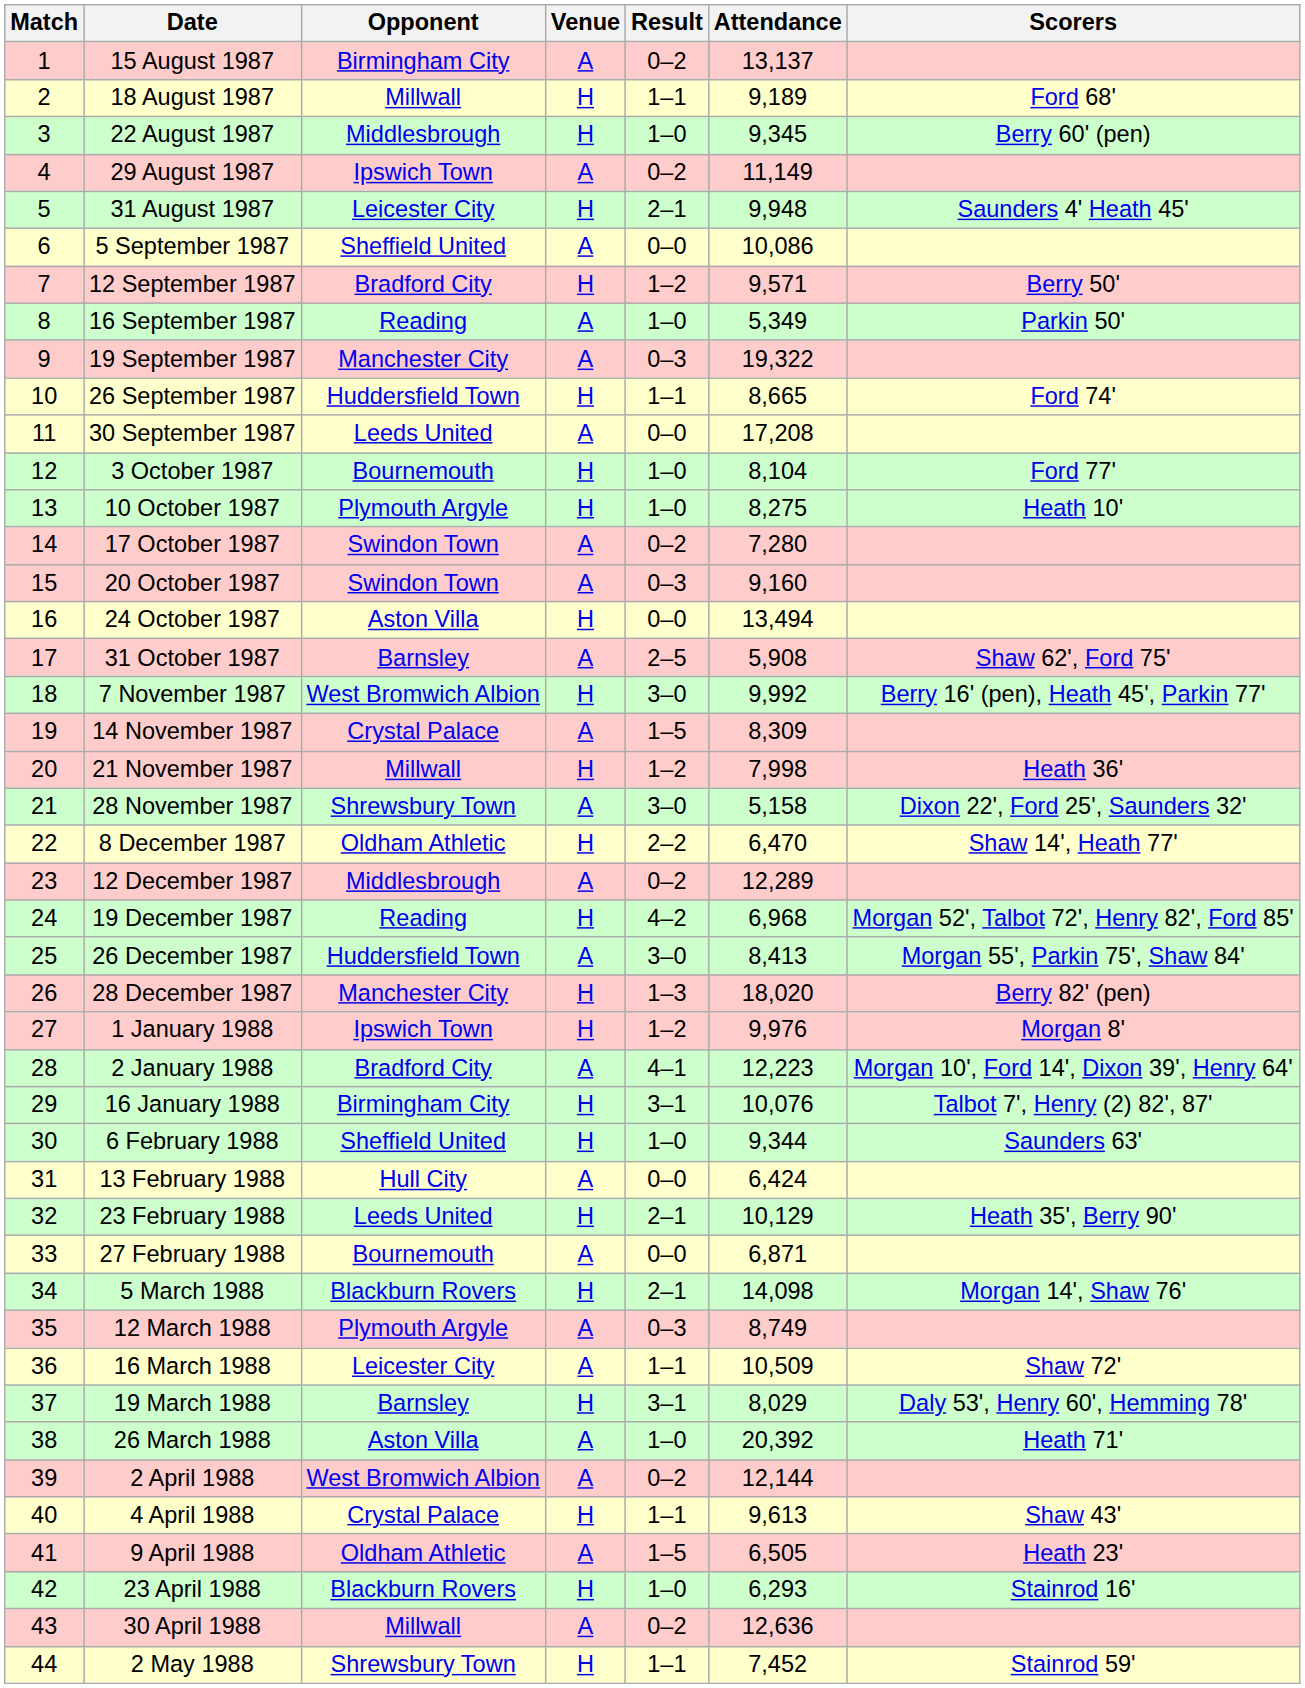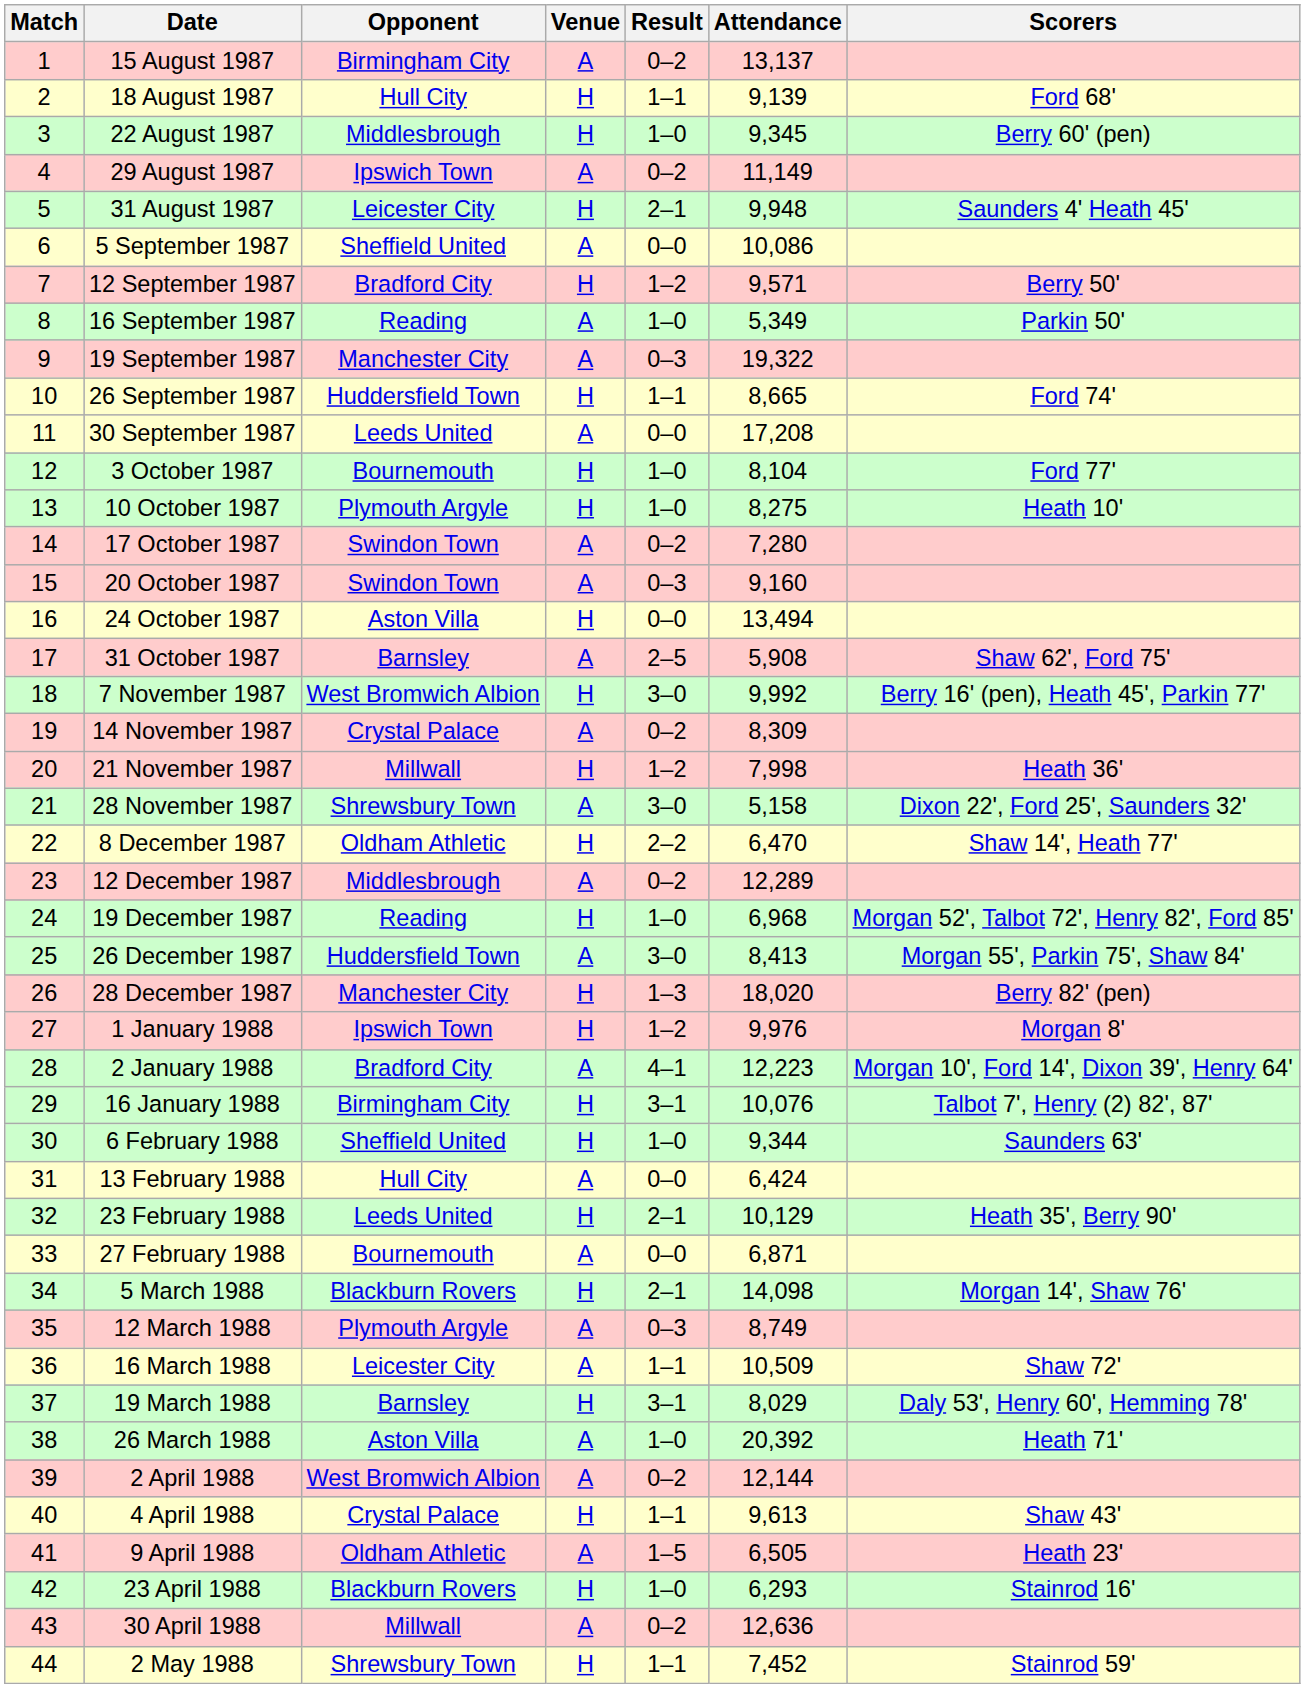(423, 97) Millwall -> (423, 97) Hull City
(778, 97) 9,189 -> (778, 97) 9,139
(667, 731) 1–5 -> (667, 731) 0–2
(667, 918) 4–2 -> (667, 918) 1–0
